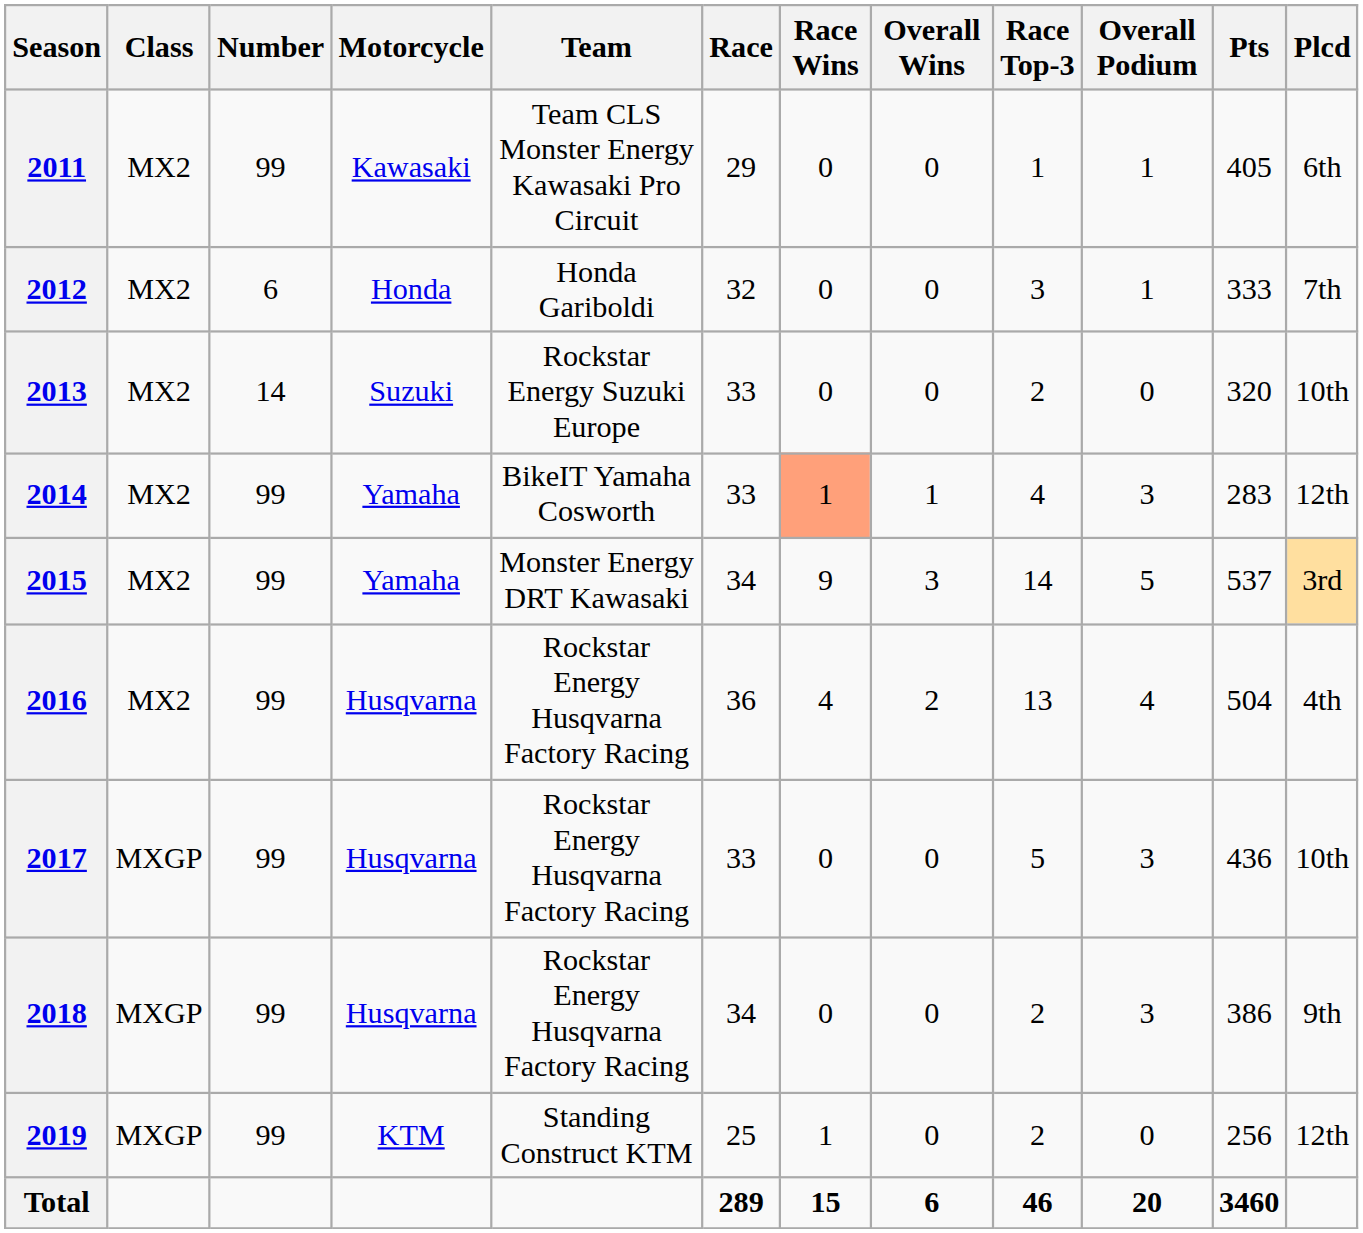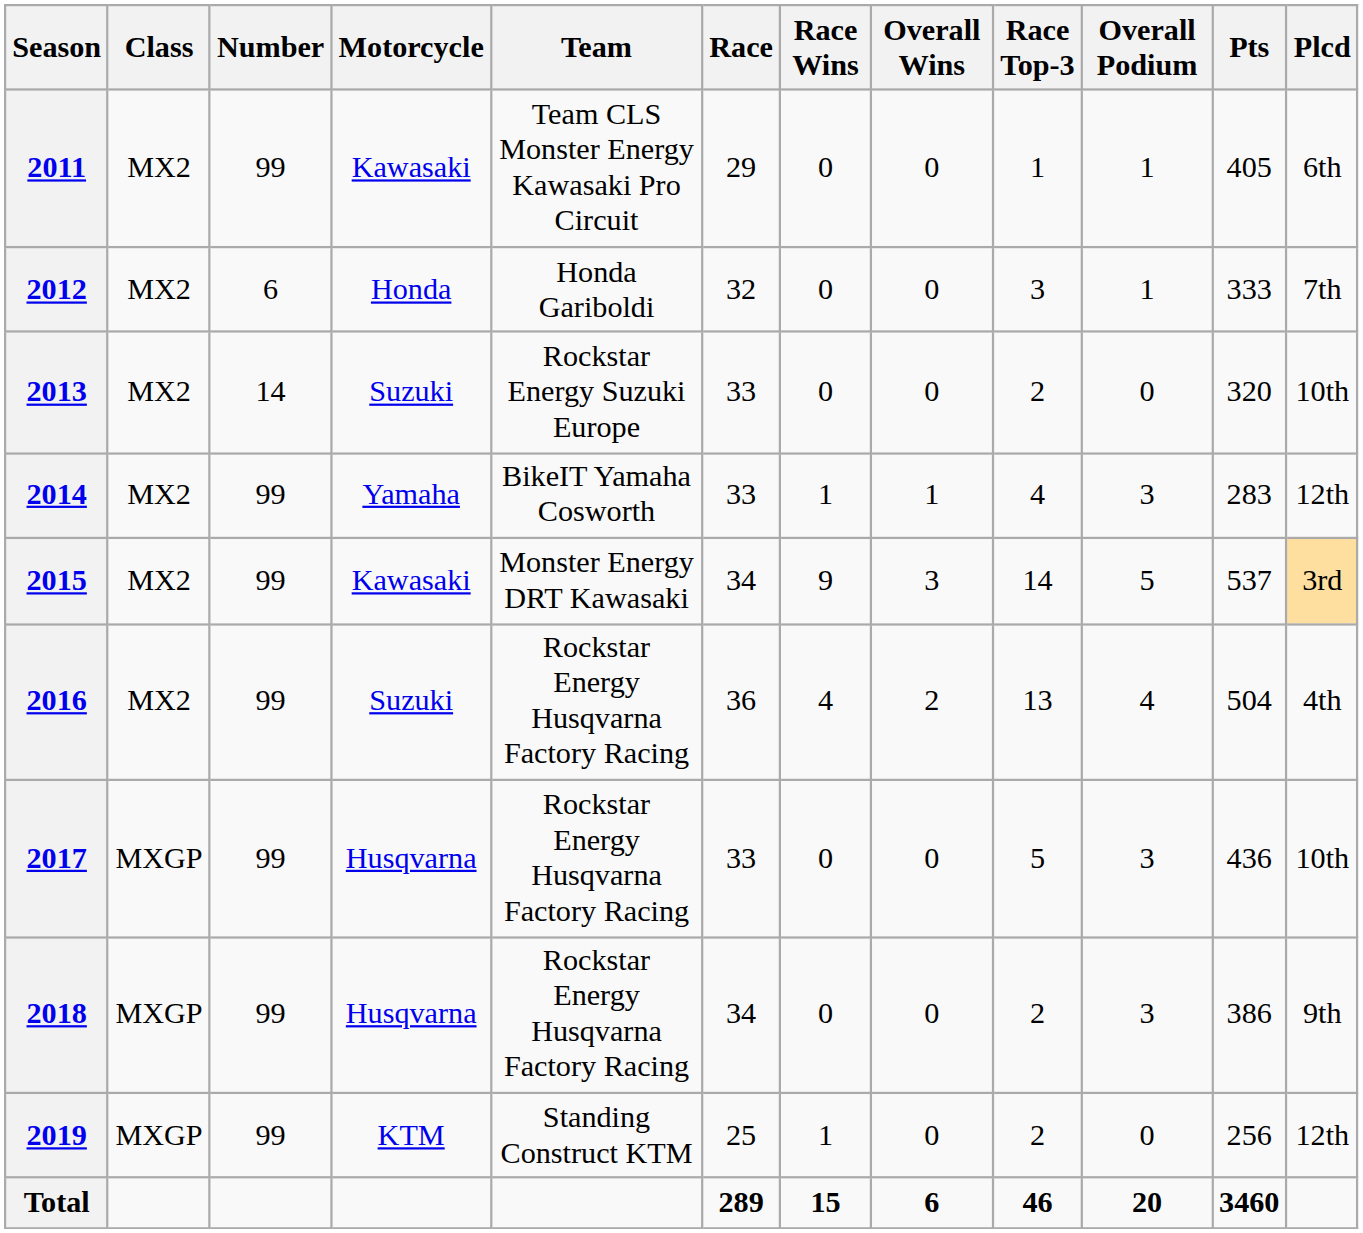(825, 494) lightsalmon background -> (825, 494) no background
(411, 579) Yamaha -> (411, 579) Kawasaki
(411, 700) Husqvarna -> (411, 700) Suzuki
